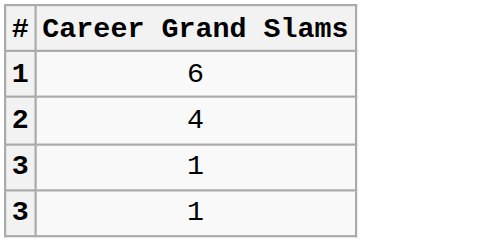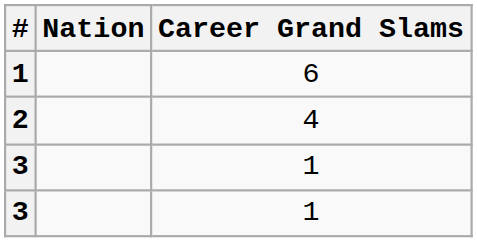+ column: (93, 28)
